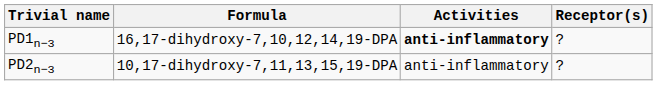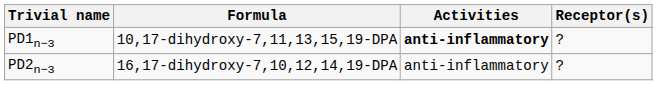(257, 41) 16,17-dihydroxy-7,10,12,14,19-DPA -> (257, 41) 10,17-dihydroxy-7,11,13,15,19-DPA
(257, 67) 10,17-dihydroxy-7,11,13,15,19-DPA -> (257, 67) 16,17-dihydroxy-7,10,12,14,19-DPA
